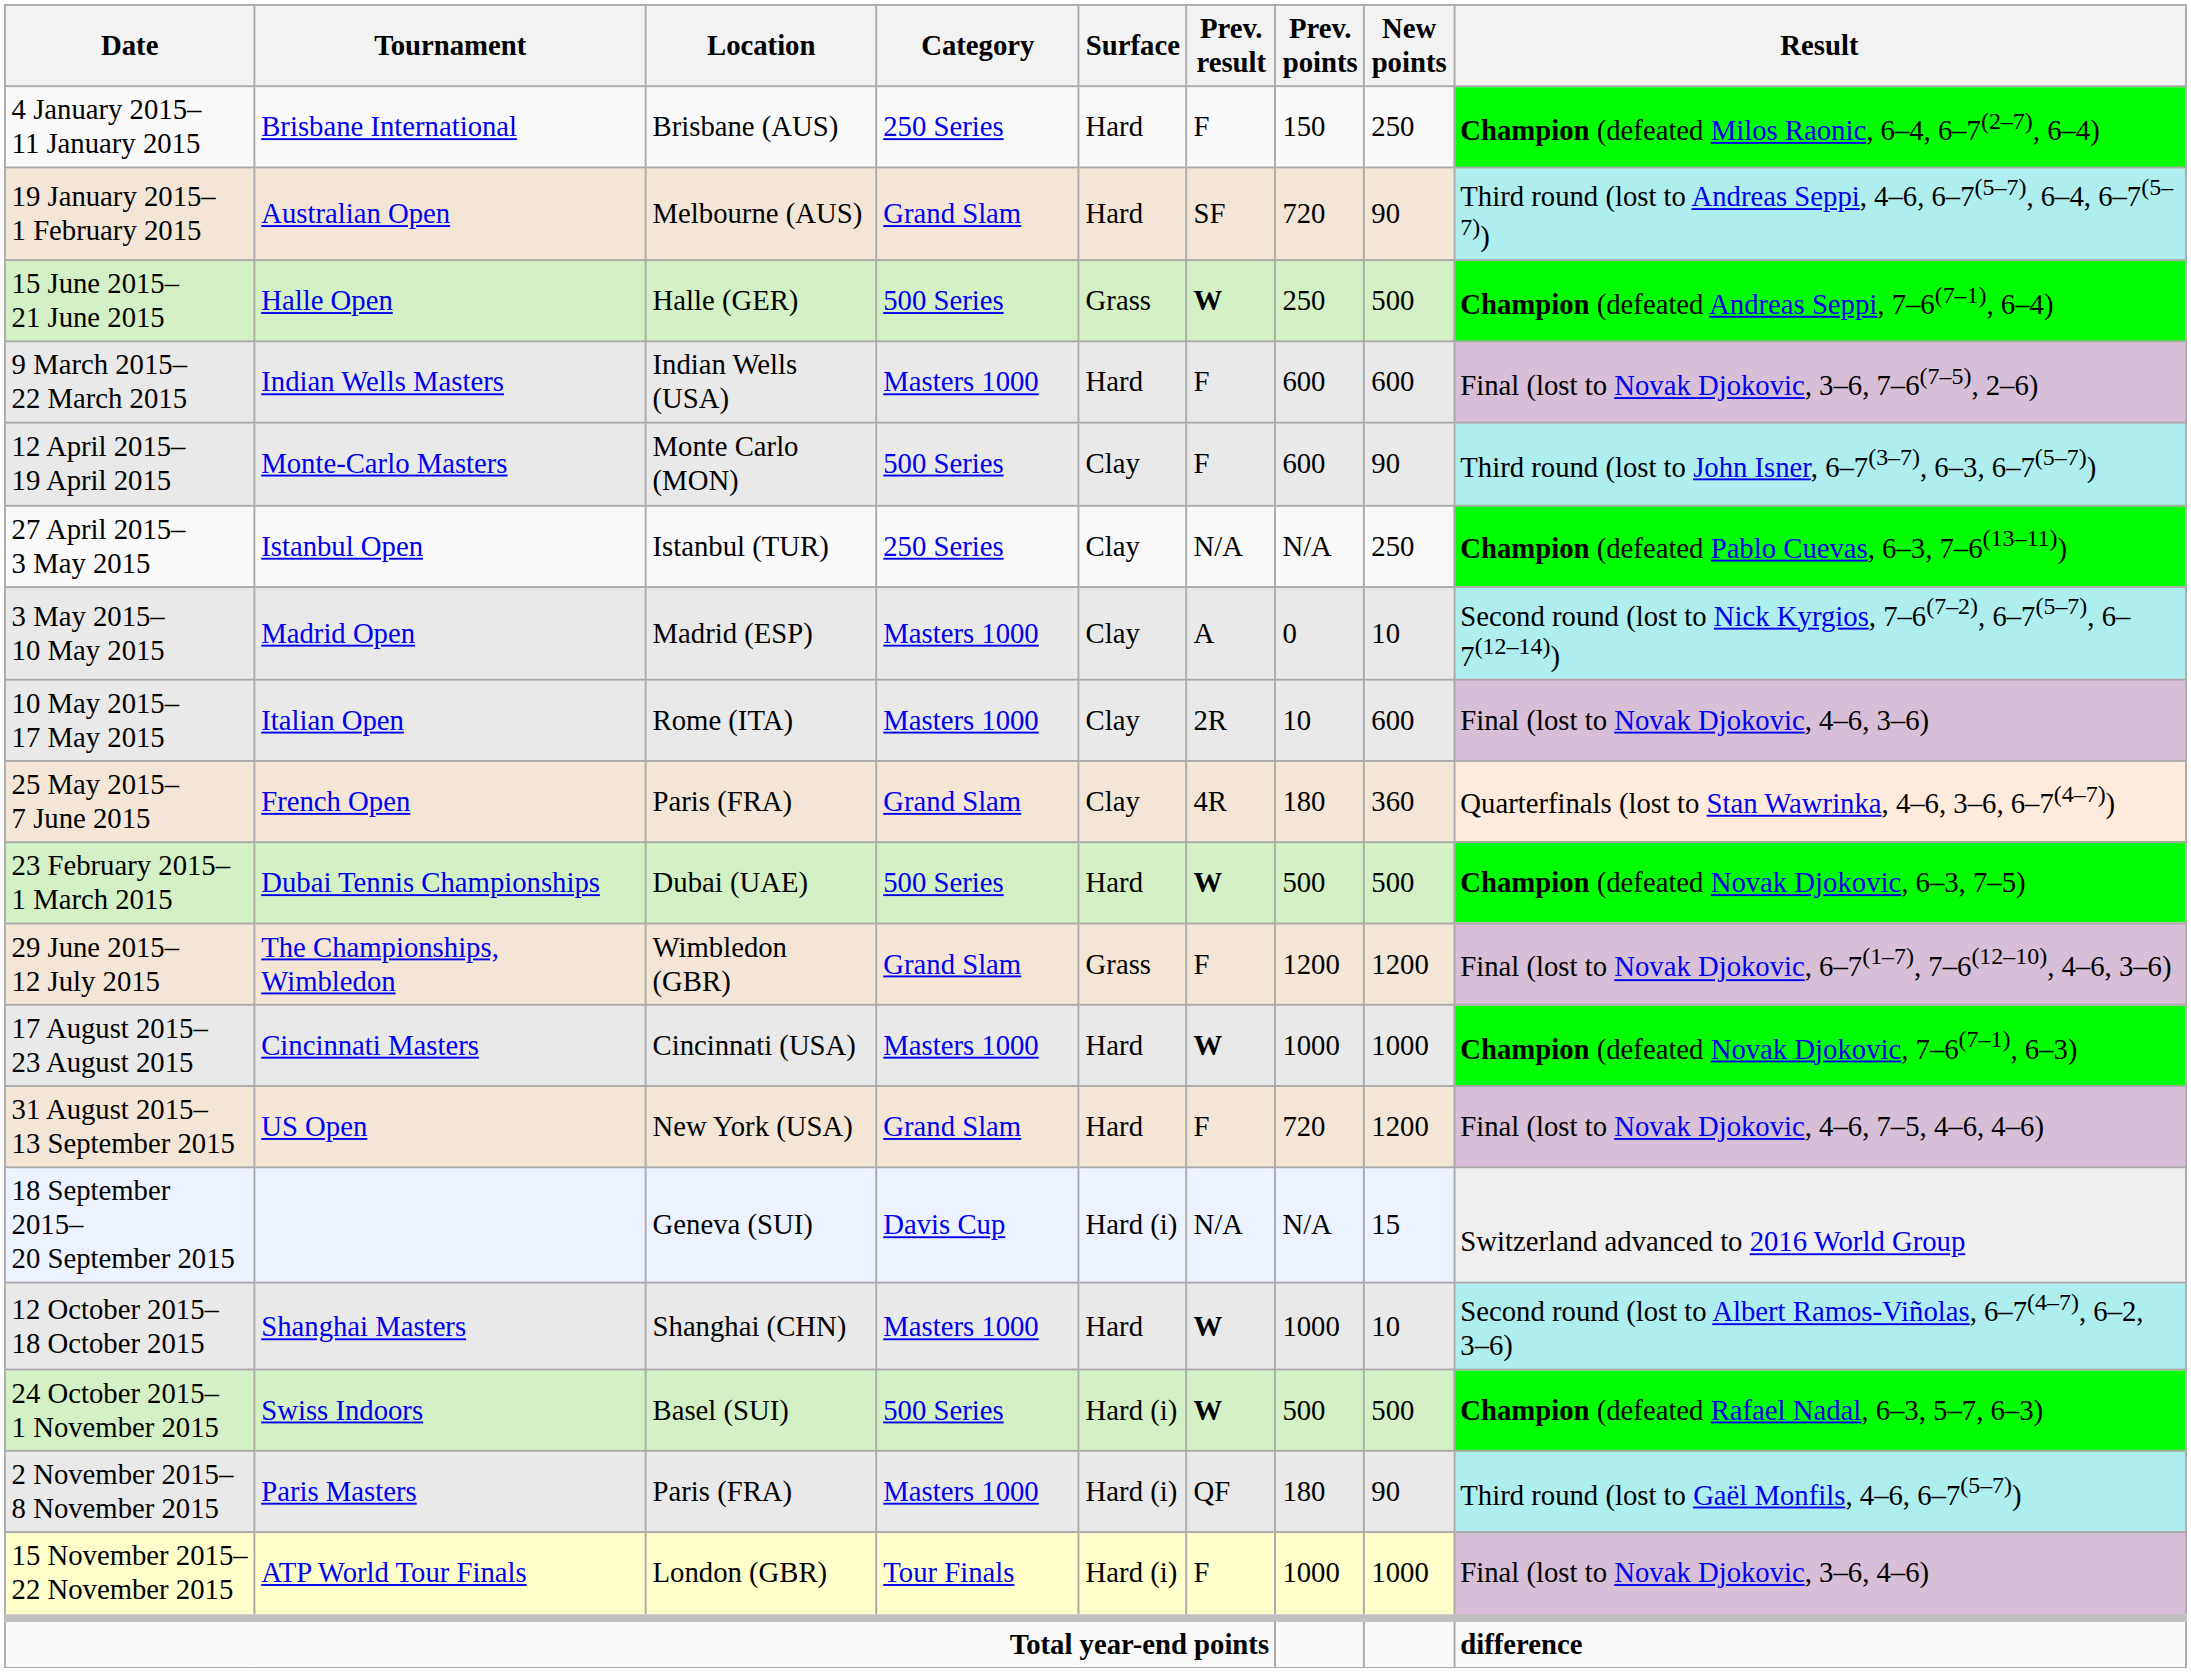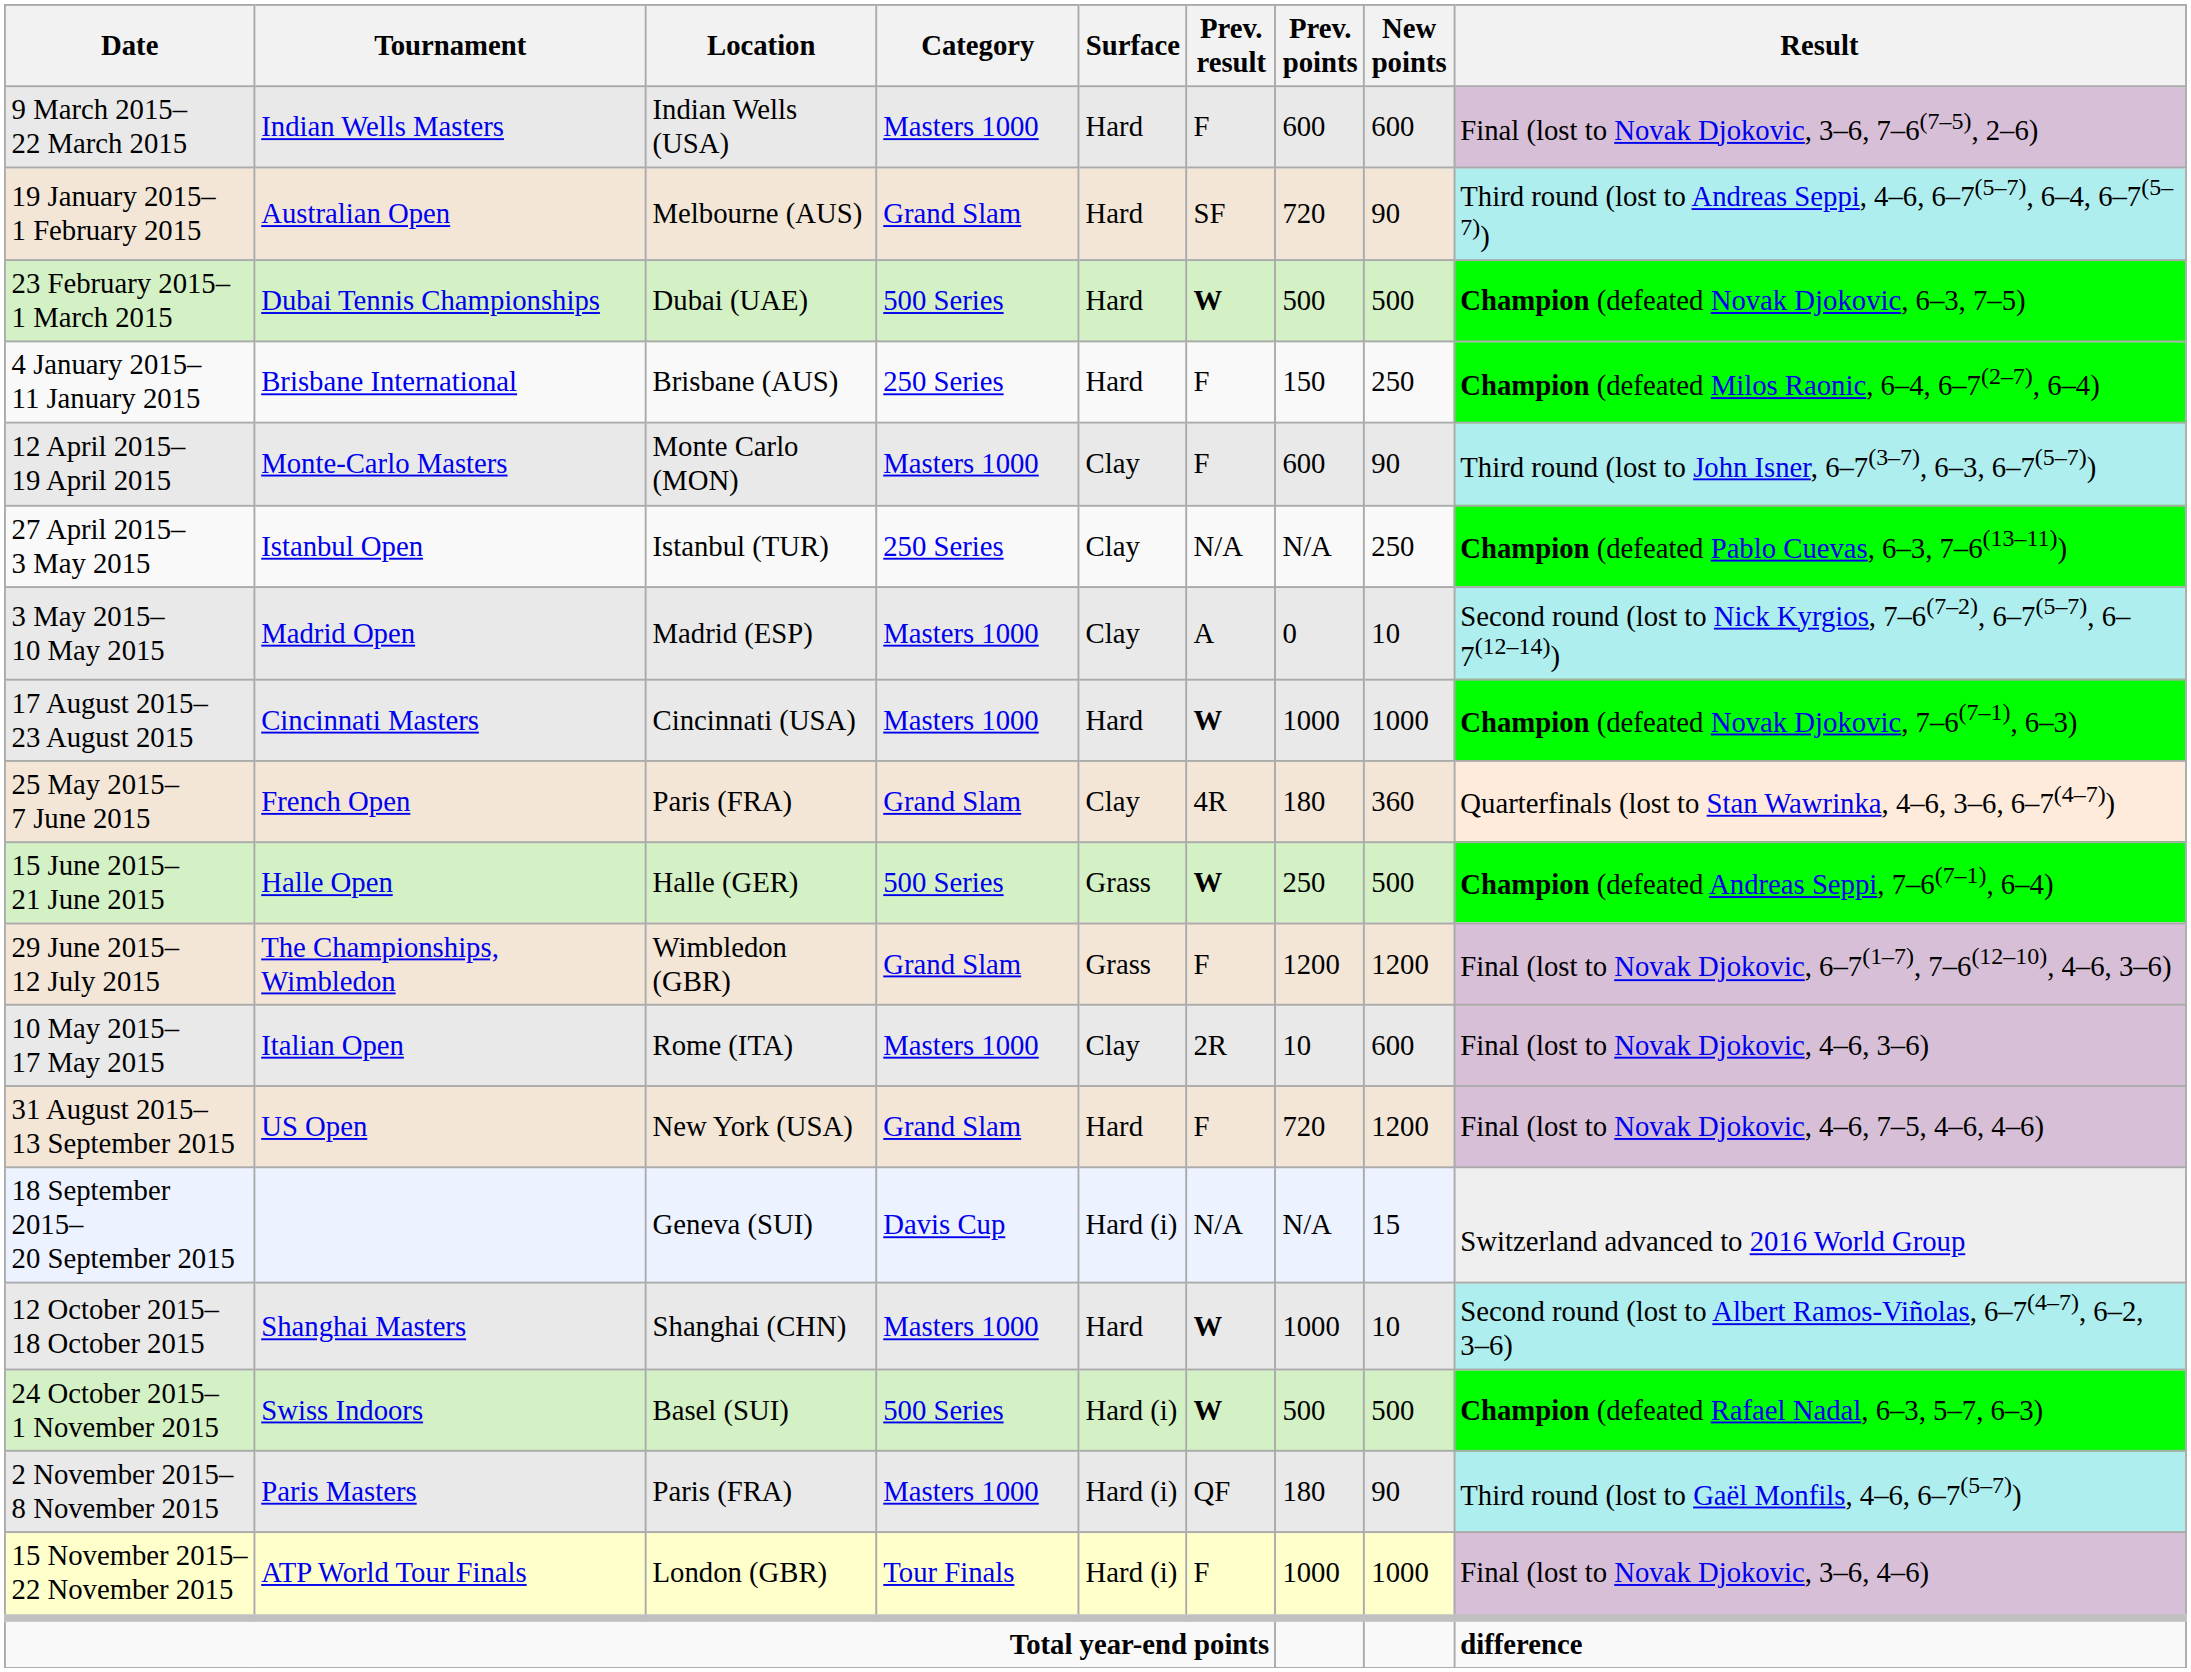rows swapped: (106, 126) <-> (99, 382)
rows swapped: (121, 882) <-> (95, 301)
(943, 463) 500 Series -> (961, 463) Masters 1000
rows swapped: (95, 719) <-> (110, 1045)
